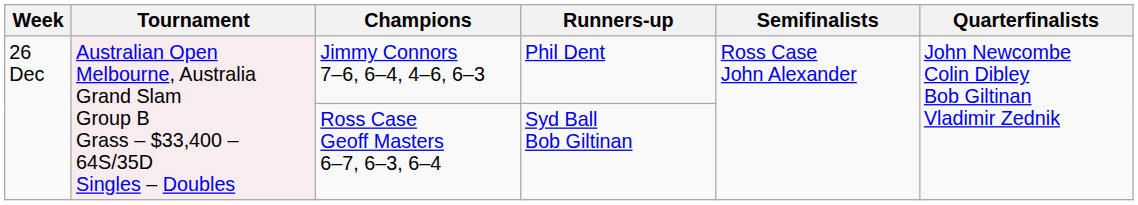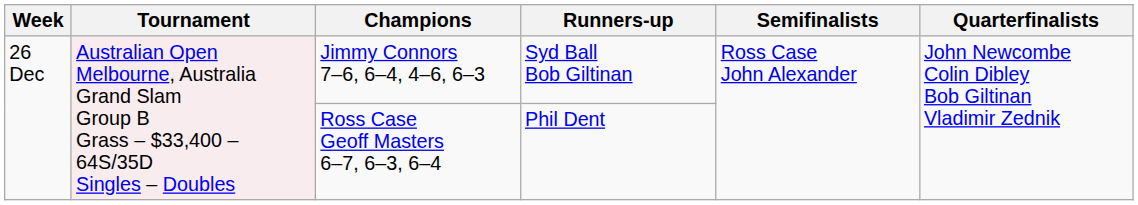(565, 52) Phil Dent -> (579, 63) Syd Ball Bob Giltinan
(579, 131) Syd Ball Bob Giltinan -> (565, 120) Phil Dent
